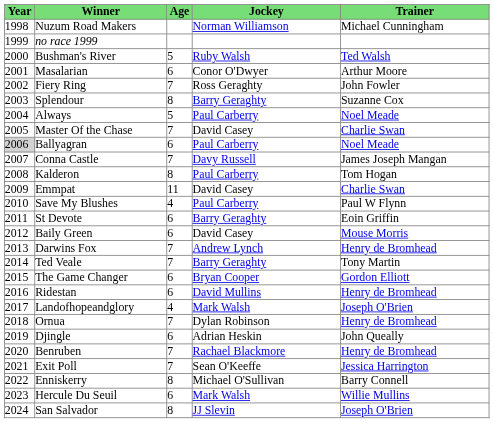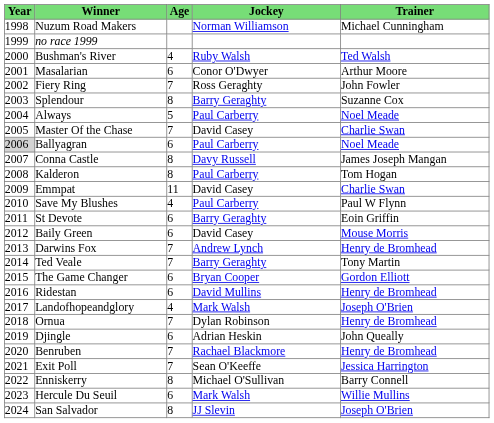(170, 56) 5 -> (170, 56) 4
(170, 159) 7 -> (170, 159) 8
